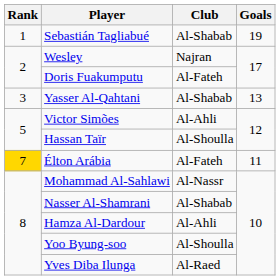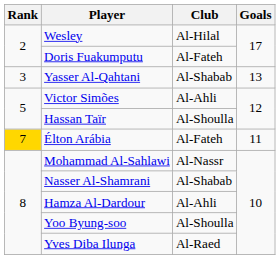- row: (97, 35)
(194, 56) Najran -> (198, 35) Al-Hilal
